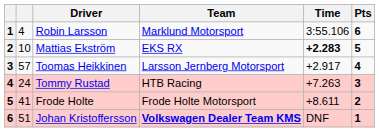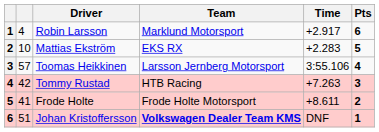(328, 31) 3:55.106 -> (323, 31) +2.917
(323, 48) bold -> (323, 48) normal
(323, 66) +2.917 -> (328, 66) 3:55.106
(24, 84) 24 -> (24, 84) 42
